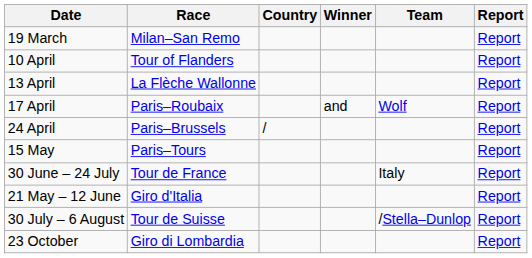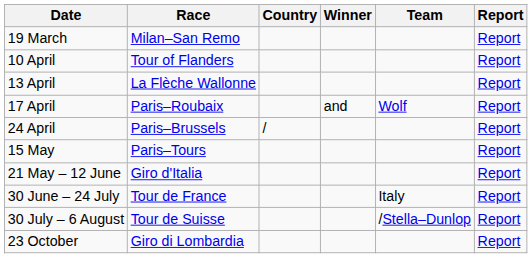rows swapped: (64, 196) <-> (64, 173)
